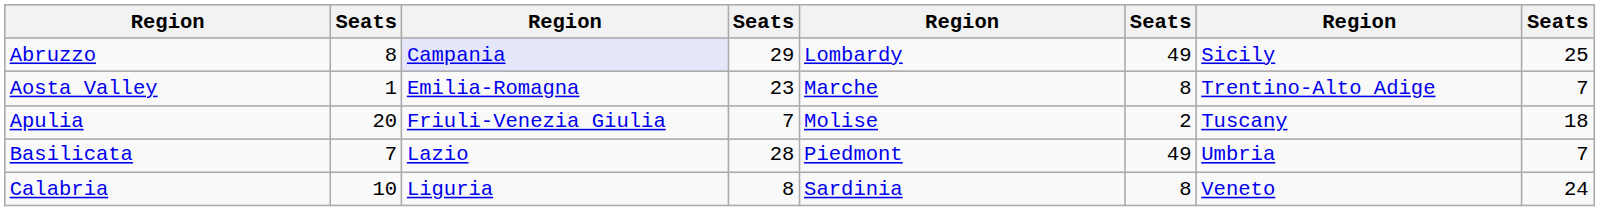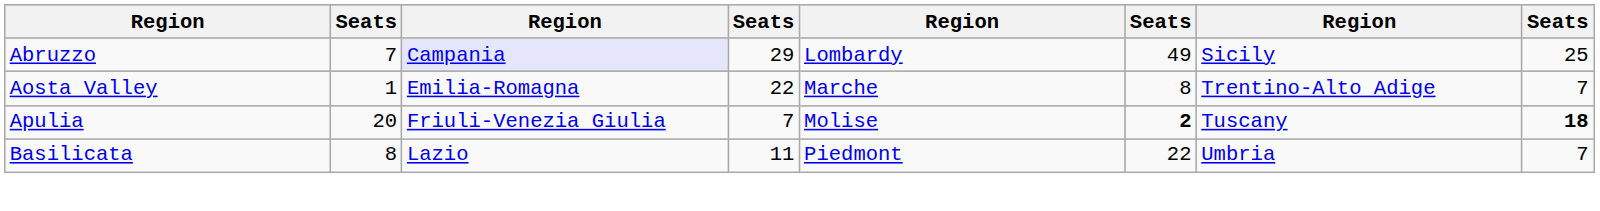(391, 55) 8 -> (391, 55) 7
(782, 88) 23 -> (782, 88) 22
(1185, 122) normal -> (1185, 122) bold
(1576, 122) normal -> (1576, 122) bold
(391, 155) 7 -> (391, 155) 8
(782, 155) 28 -> (782, 155) 11
(1179, 155) 49 -> (1179, 155) 22
- row: (59, 189)
